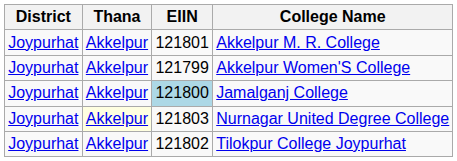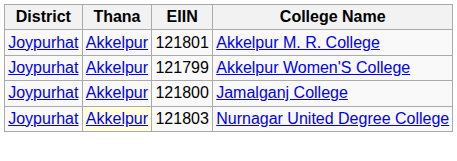(182, 93) lightblue background -> (182, 93) no background
- row: (311, 144)
